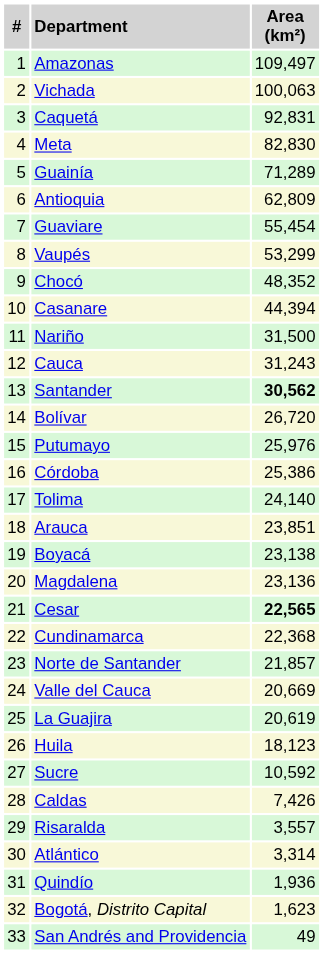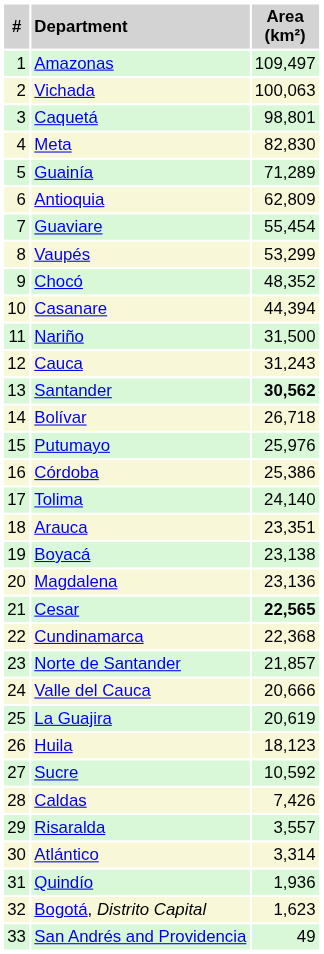(290, 117) 92,831 -> (290, 117) 98,801
(290, 418) 26,720 -> (290, 418) 26,718
(290, 527) 23,851 -> (290, 527) 23,351
(290, 691) 20,669 -> (290, 691) 20,666
